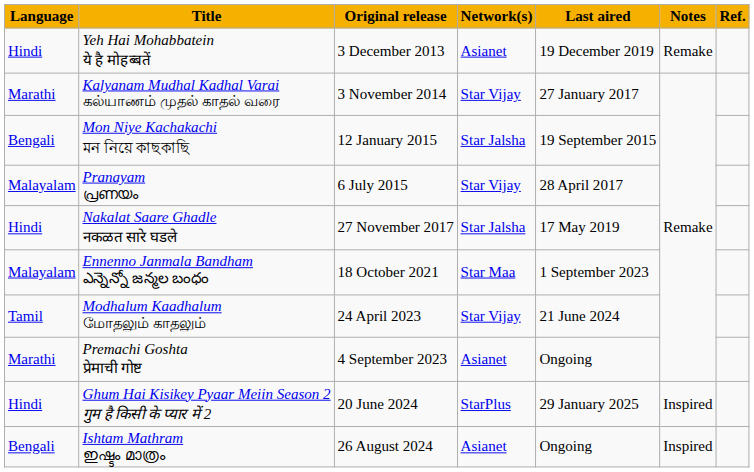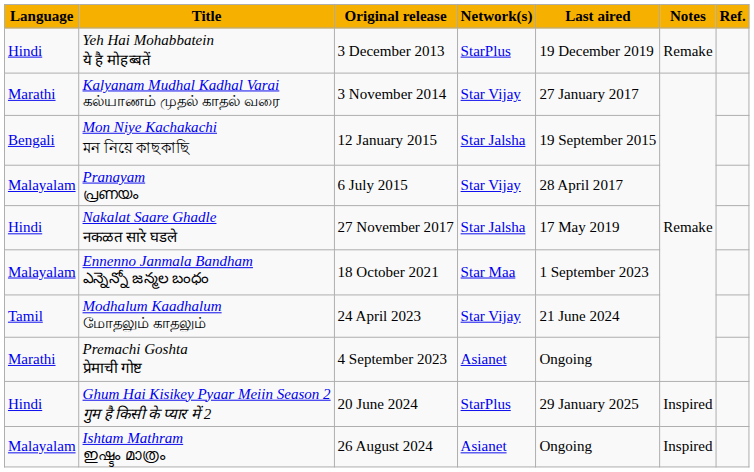(484, 50) Asianet -> (486, 50) StarPlus
(31, 446) Bengali -> (42, 446) Malayalam
